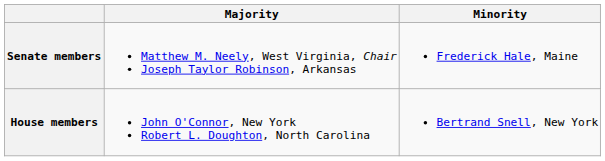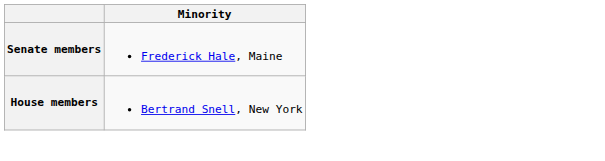- column: (252, 14)
